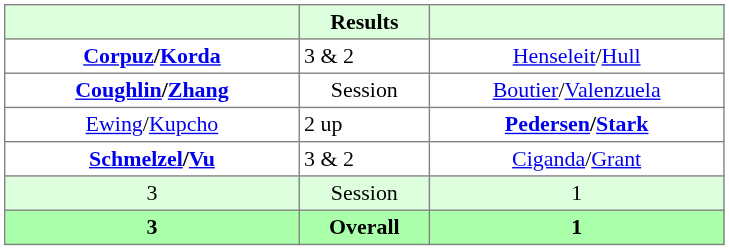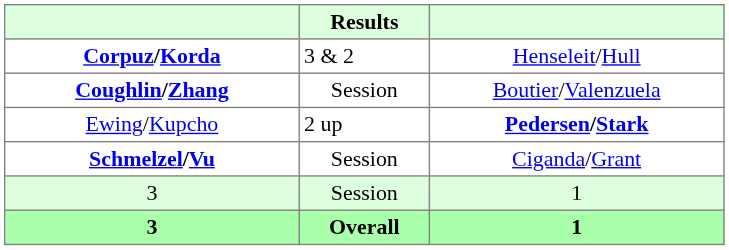(329, 158) 3 & 2 -> (364, 158) Session
